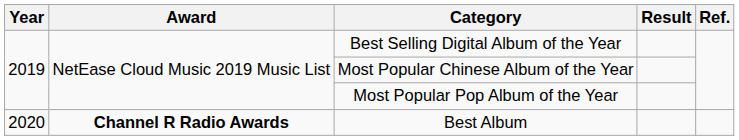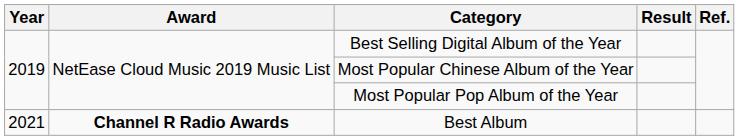(27, 122) 2020 -> (27, 122) 2021
